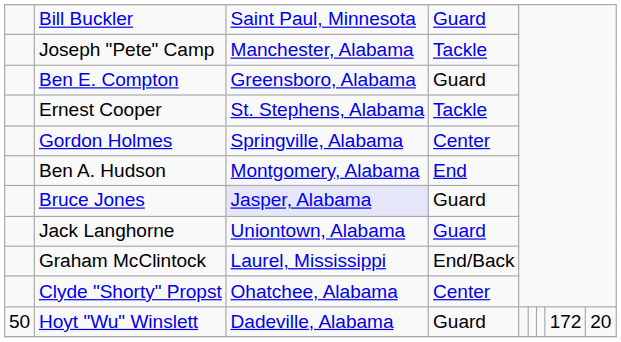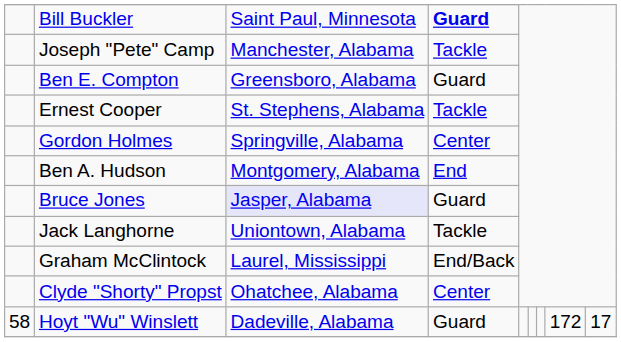(459, 19) normal -> (461, 19) bold
(459, 230) Guard -> (460, 230) Tackle
(20, 321) 50 -> (20, 321) 58
(601, 321) 20 -> (601, 321) 17
